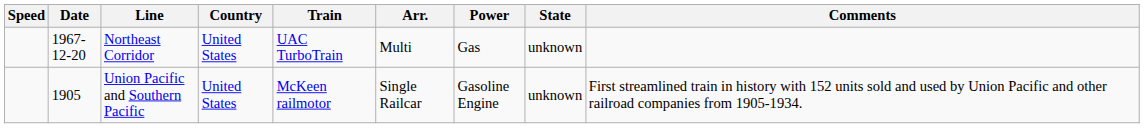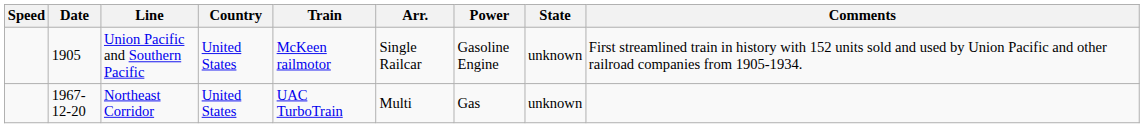rows swapped: (132, 47) <-> (144, 94)
